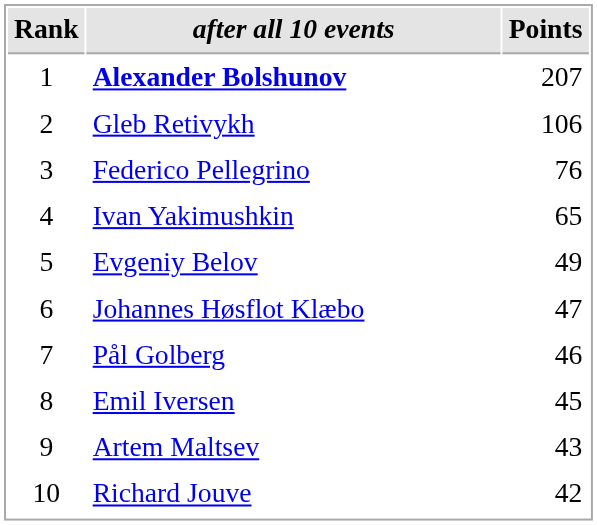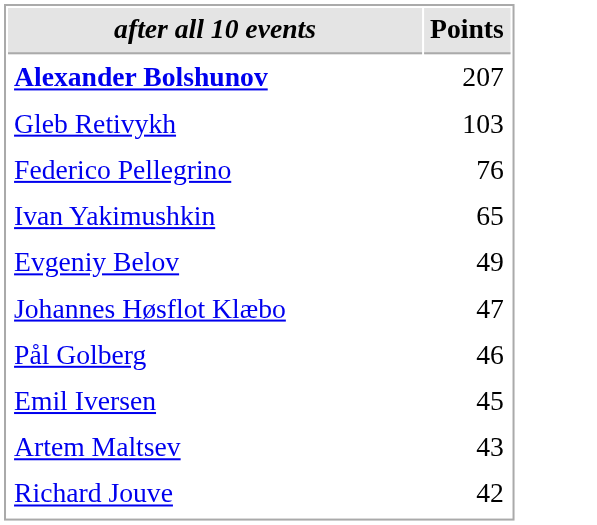- column: (46, 29)
(562, 124) 106 -> (483, 124) 103
